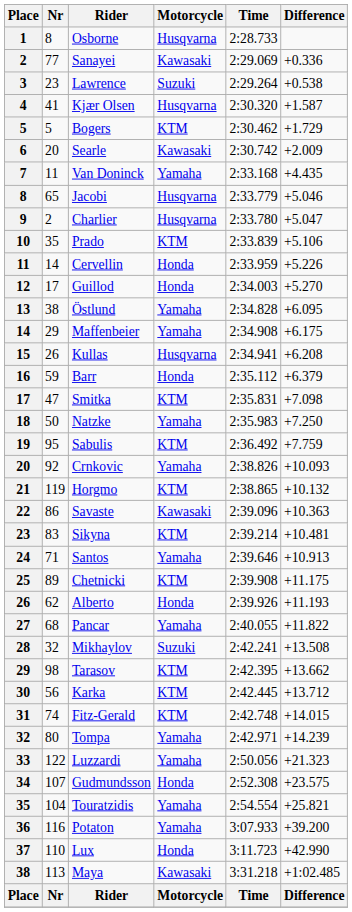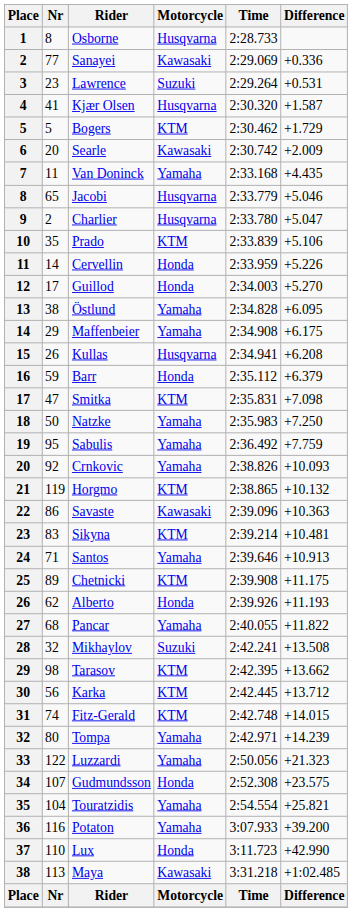(303, 83) +0.538 -> (303, 83) +0.531
(172, 444) KTM -> (179, 444) Yamaha
